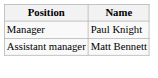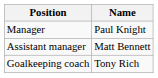+ row: (48, 64)
